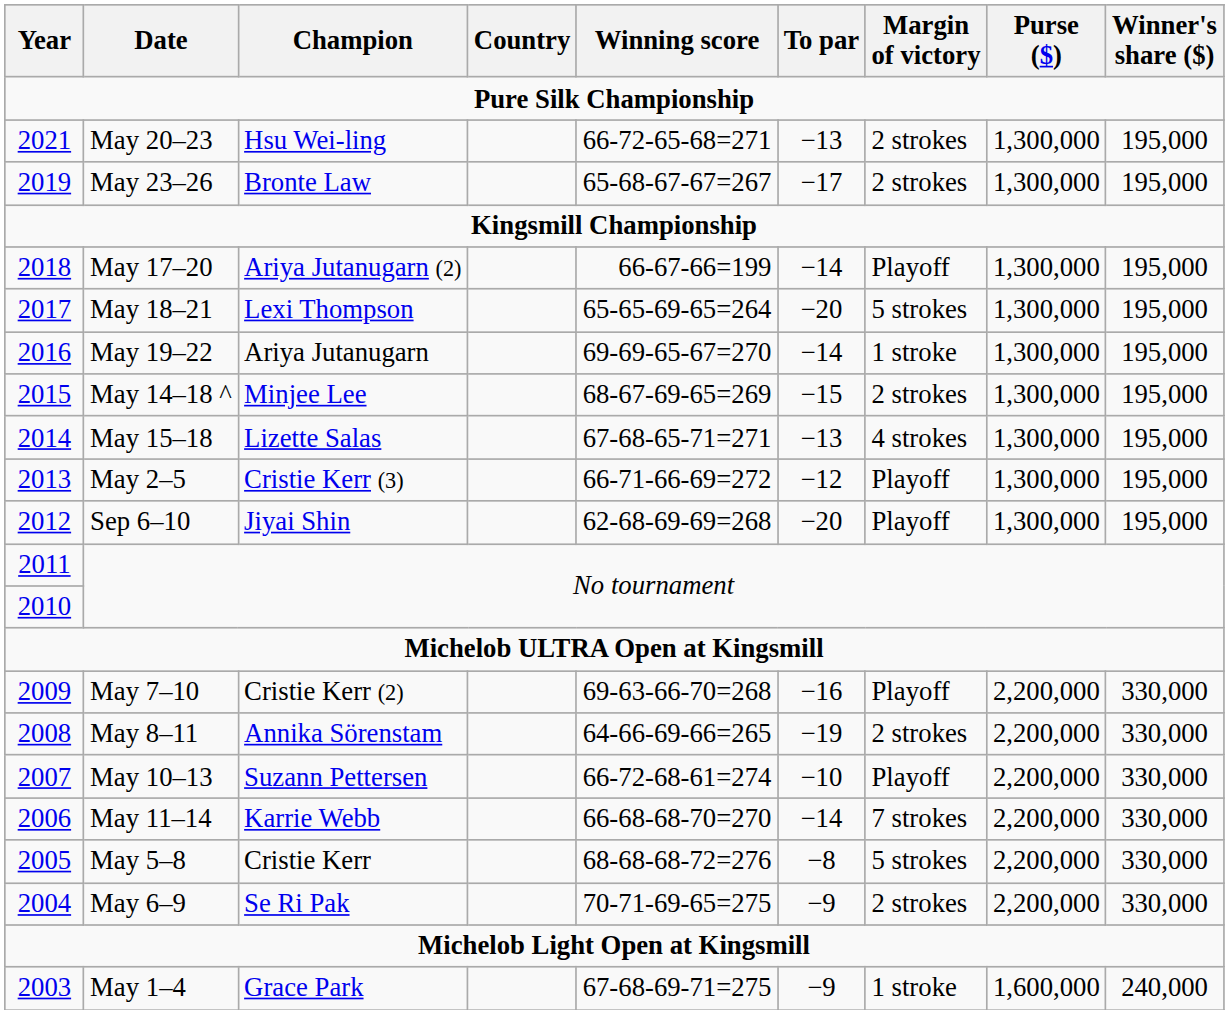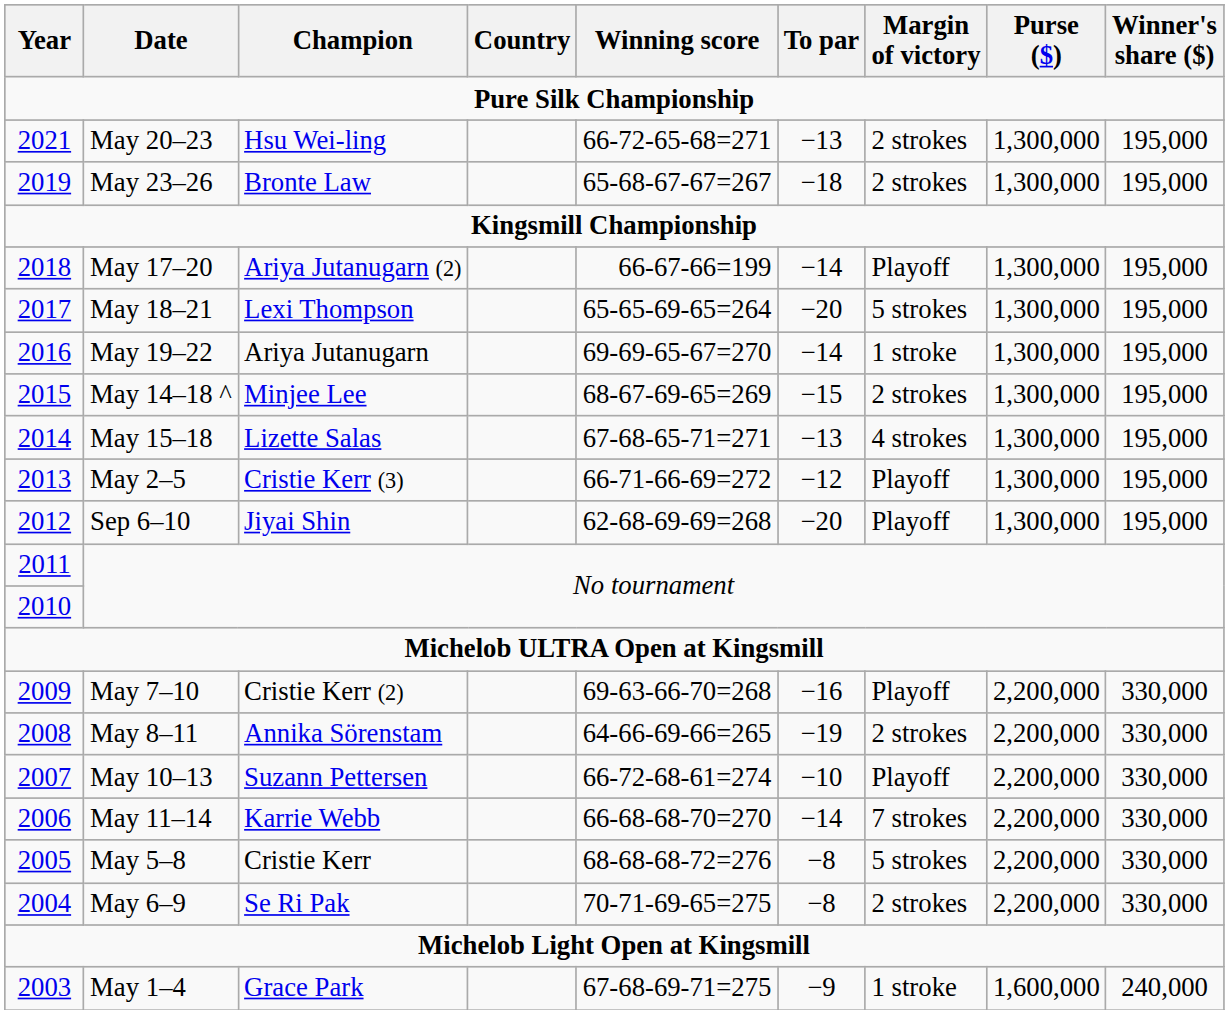(821, 182) −17 -> (821, 182) −18
(821, 903) −9 -> (821, 903) −8
